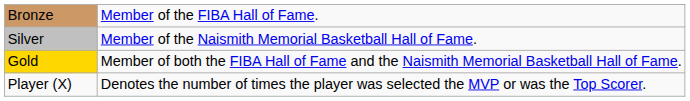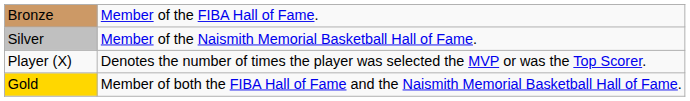rows swapped: (23, 61) <-> (40, 84)
